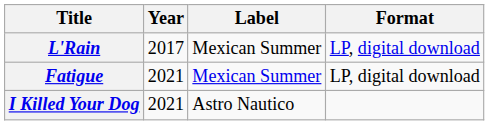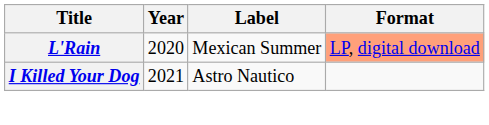(166, 47) 2017 -> (166, 47) 2020
(405, 47) no background -> (405, 47) lightsalmon background
- row: (74, 76)
